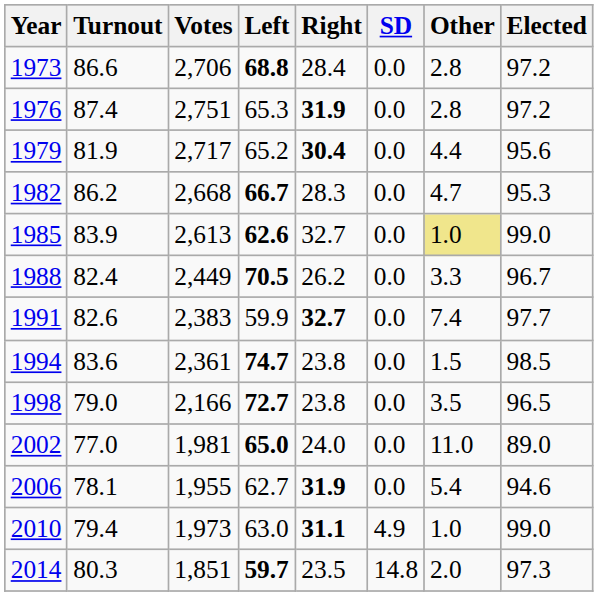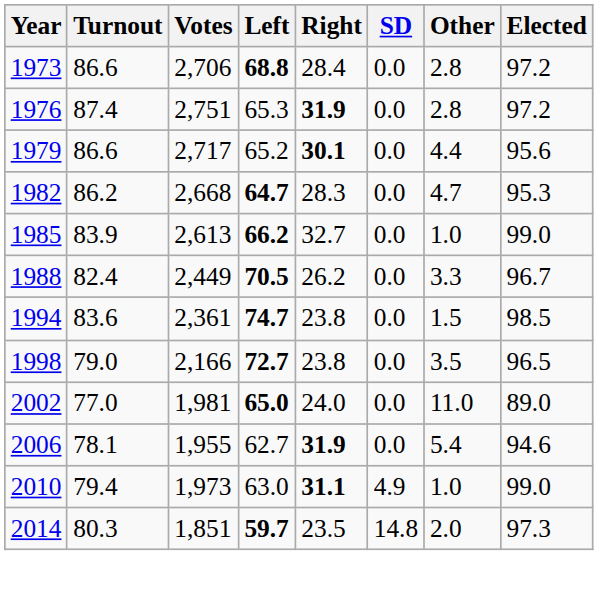(95, 151) 81.9 -> (95, 151) 86.6
(323, 151) 30.4 -> (323, 151) 30.1
(267, 193) 66.7 -> (267, 193) 64.7
(267, 234) 62.6 -> (267, 234) 66.2
(446, 234) khaki background -> (446, 234) no background
- row: (36, 318)
